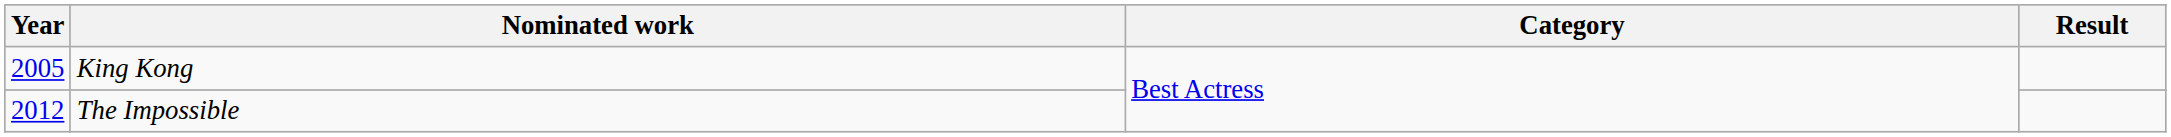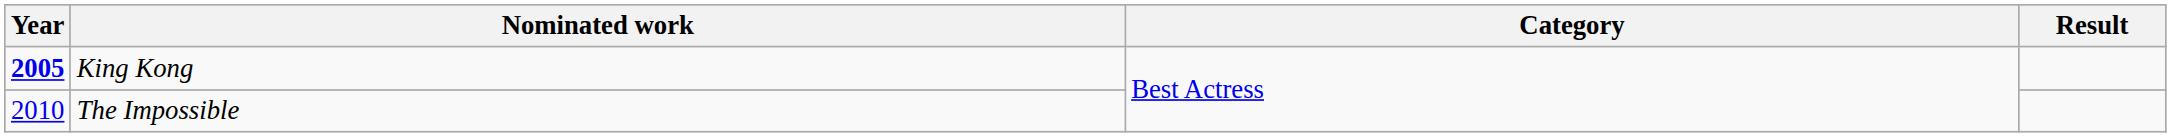(38, 68) normal -> (38, 68) bold
(38, 110) 2012 -> (38, 110) 2010
